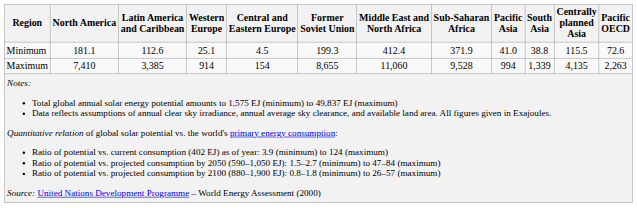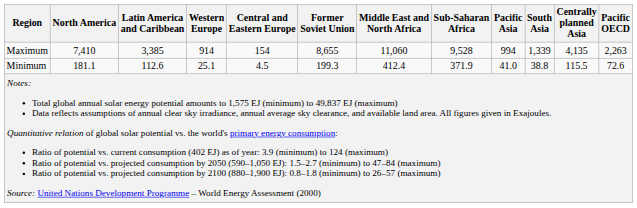rows swapped: (26, 50) <-> (27, 66)
